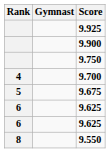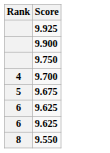- column: (54, 12)
